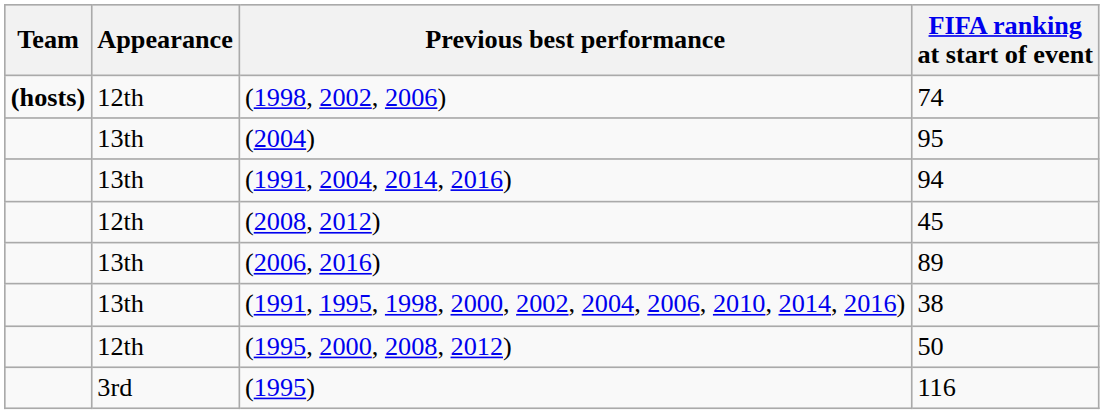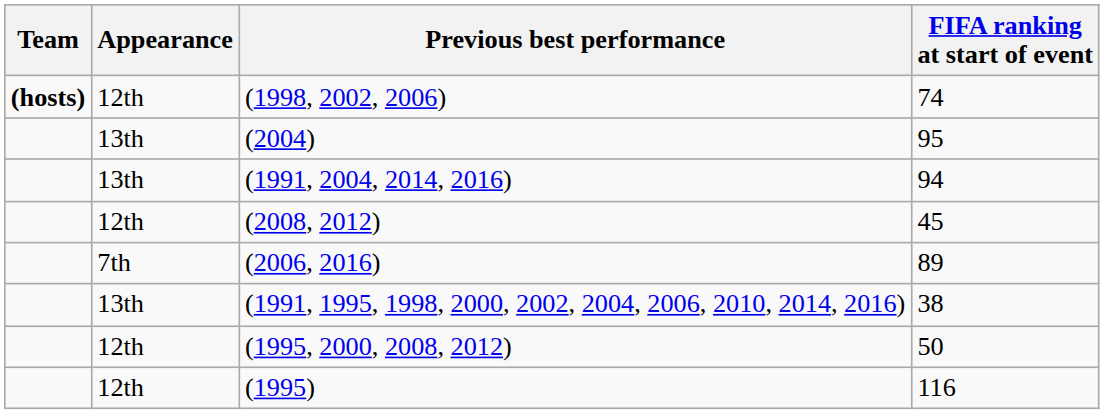(121, 262) 13th -> (114, 262) 7th
(115, 387) 3rd -> (121, 387) 12th
